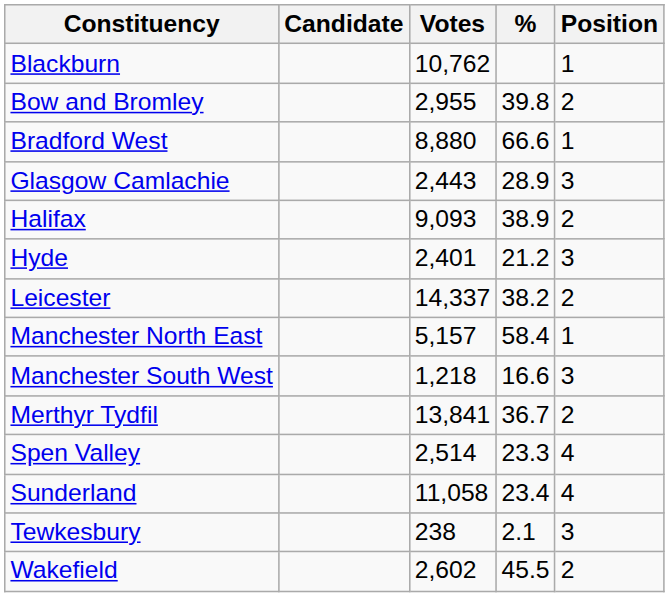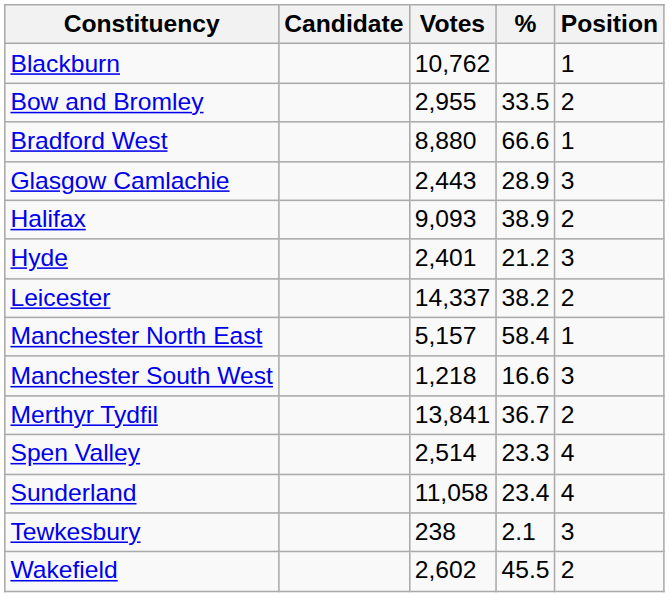(525, 102) 39.8 -> (525, 102) 33.5
